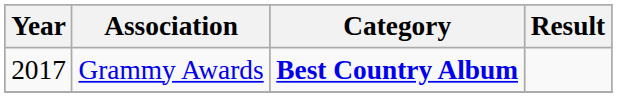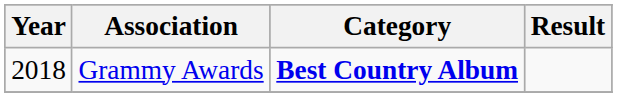(39, 69) 2017 -> (39, 69) 2018
